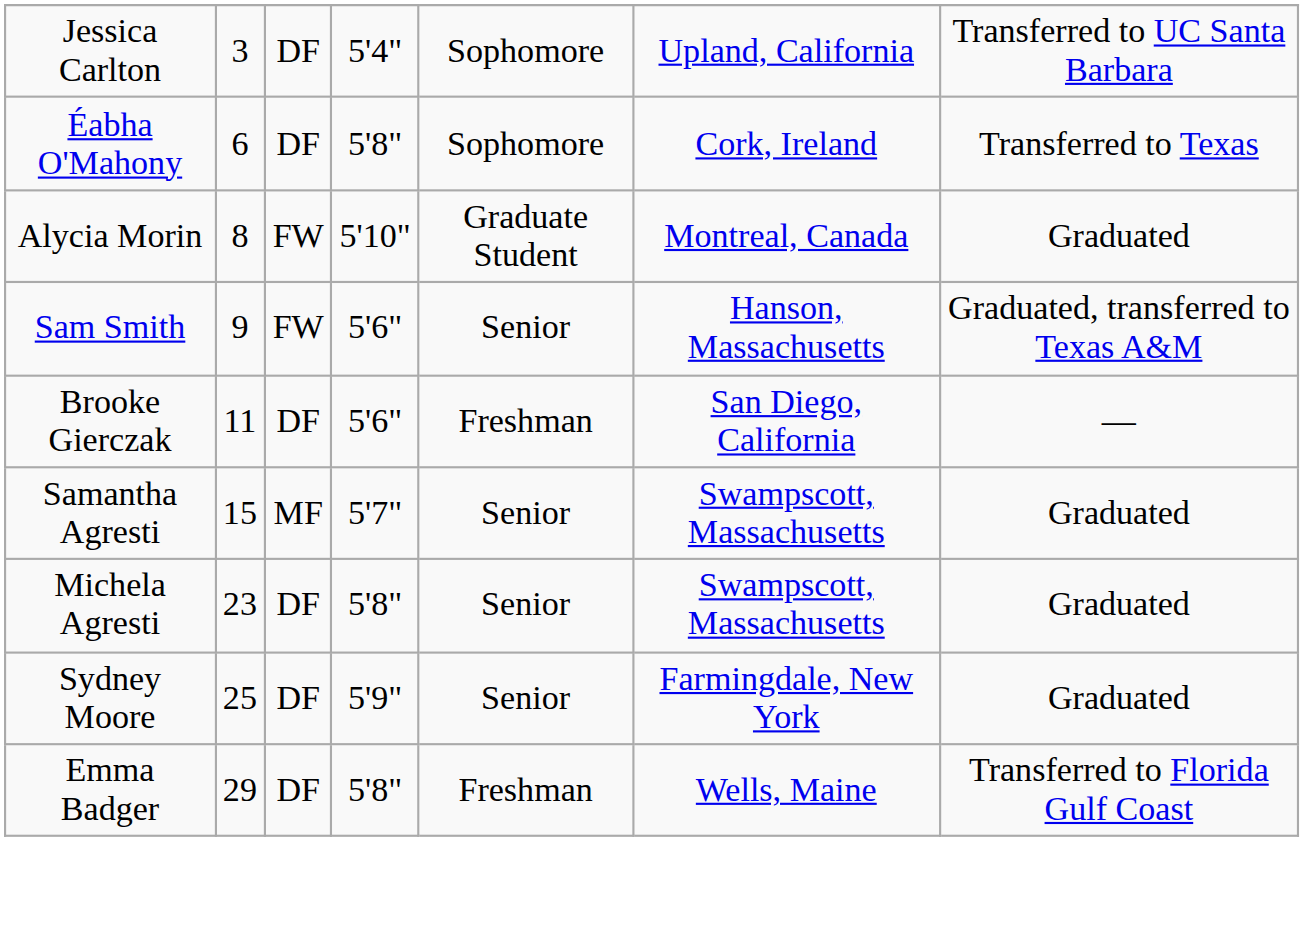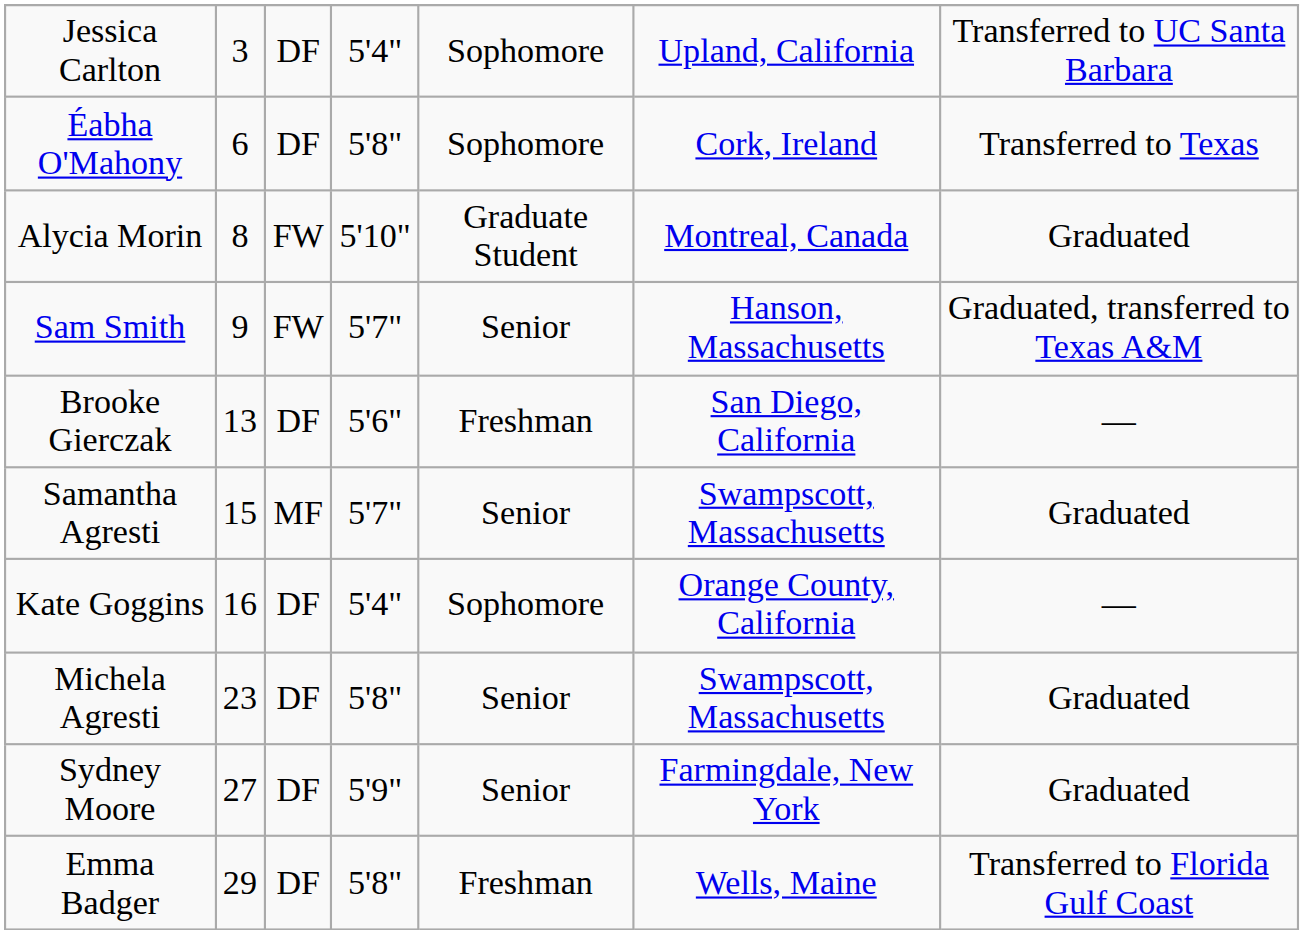(375, 327) 5'6" -> (375, 327) 5'7"
(240, 420) 11 -> (240, 420) 13
+ row: (110, 605)
(240, 697) 25 -> (240, 789) 27
